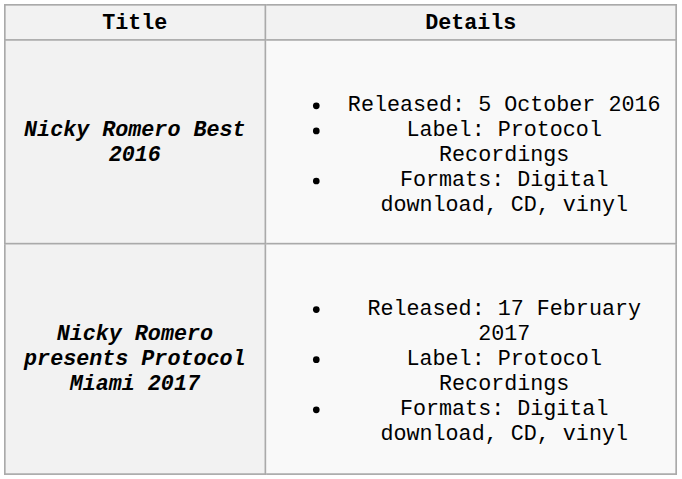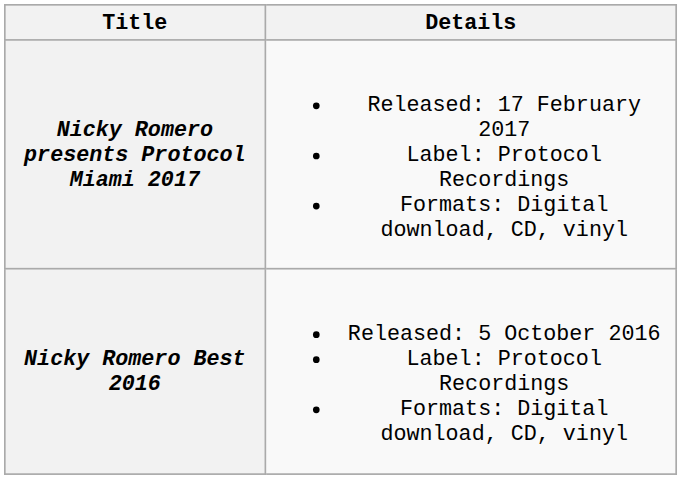rows swapped: (135, 142) <-> (135, 359)
